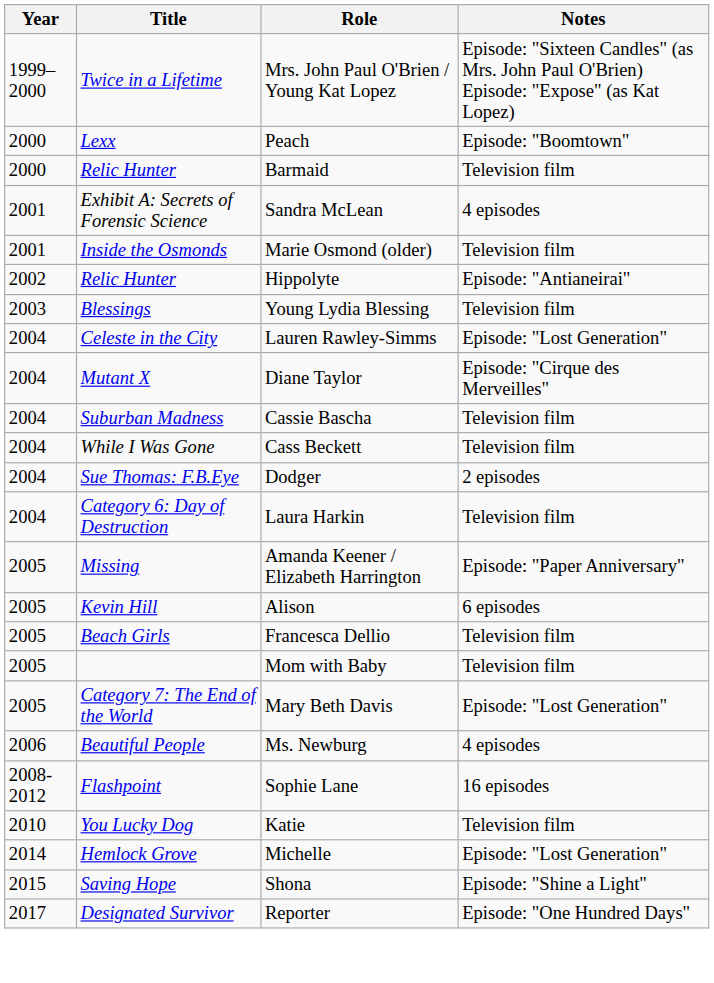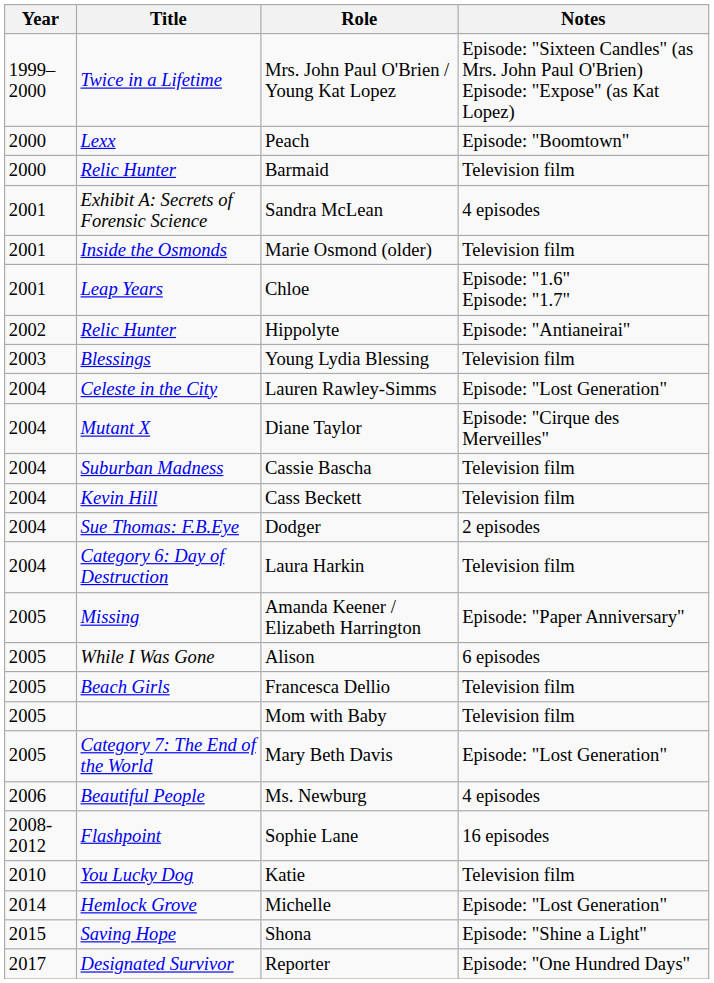+ row: (287, 289)
(147, 447) While I Was Gone -> (119, 497) Kevin Hill
(119, 606) Kevin Hill -> (147, 657) While I Was Gone
